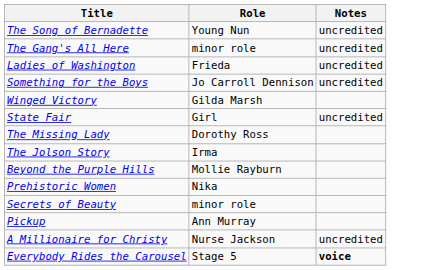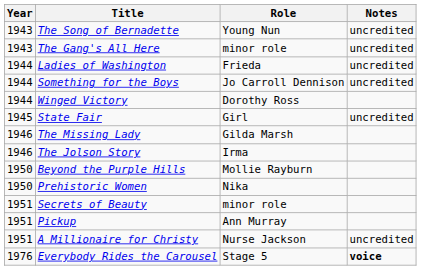+ column: (20, 13)
(227, 100) Gilda Marsh -> (261, 100) Dorothy Ross
(230, 135) Dorothy Ross -> (258, 135) Gilda Marsh
